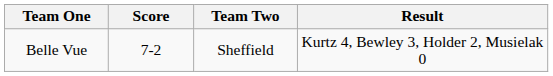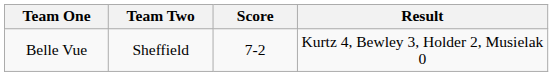columns swapped: (245, 16) <-> (151, 16)
